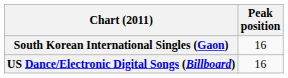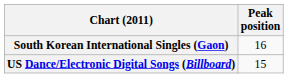(260, 63) 16 -> (260, 63) 15
